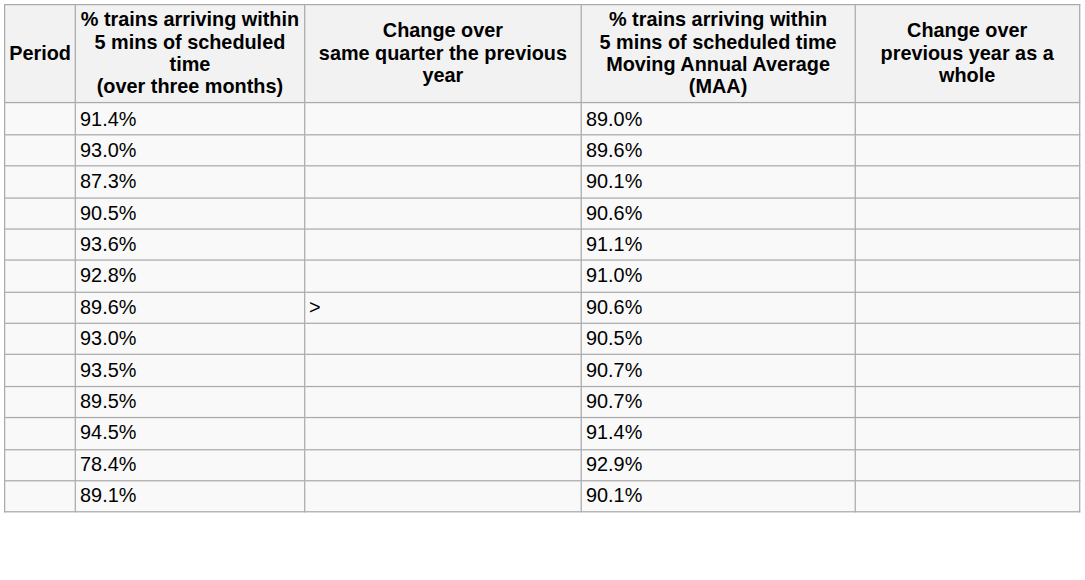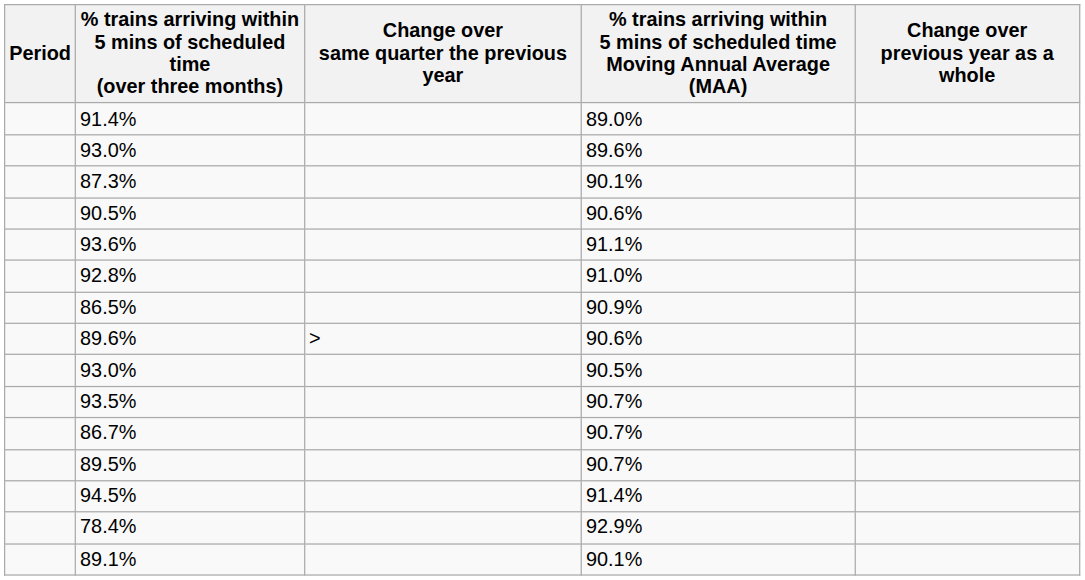+ row: (108, 307)
+ row: (108, 433)
